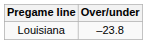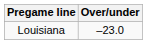(110, 30) –23.8 -> (110, 30) –23.0
